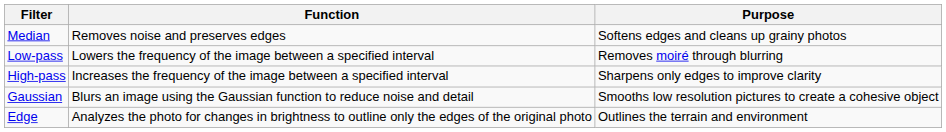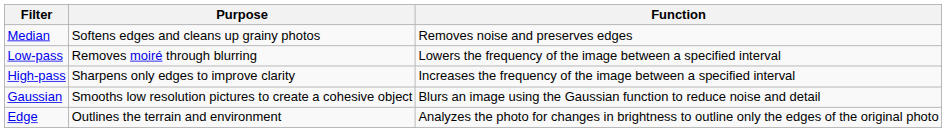columns swapped: (332, 14) <-> (768, 14)
